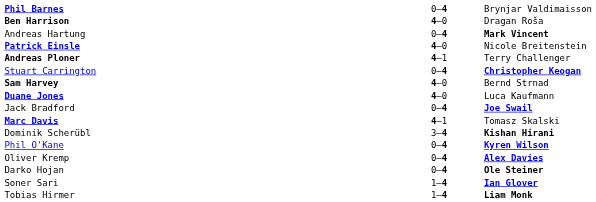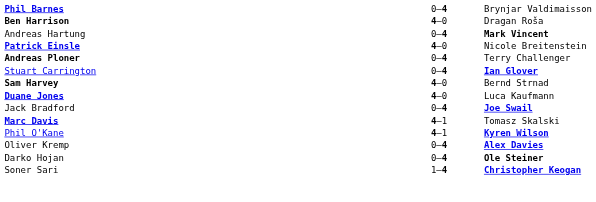(439, 58) 4–1 -> (439, 58) 0–4
(533, 71) Christopher Keogan -> (511, 71) Ian Glover
- row: (48, 133)
(439, 145) 0–4 -> (439, 133) 4–1
(511, 183) Ian Glover -> (533, 170) Christopher Keogan
- row: (39, 195)
